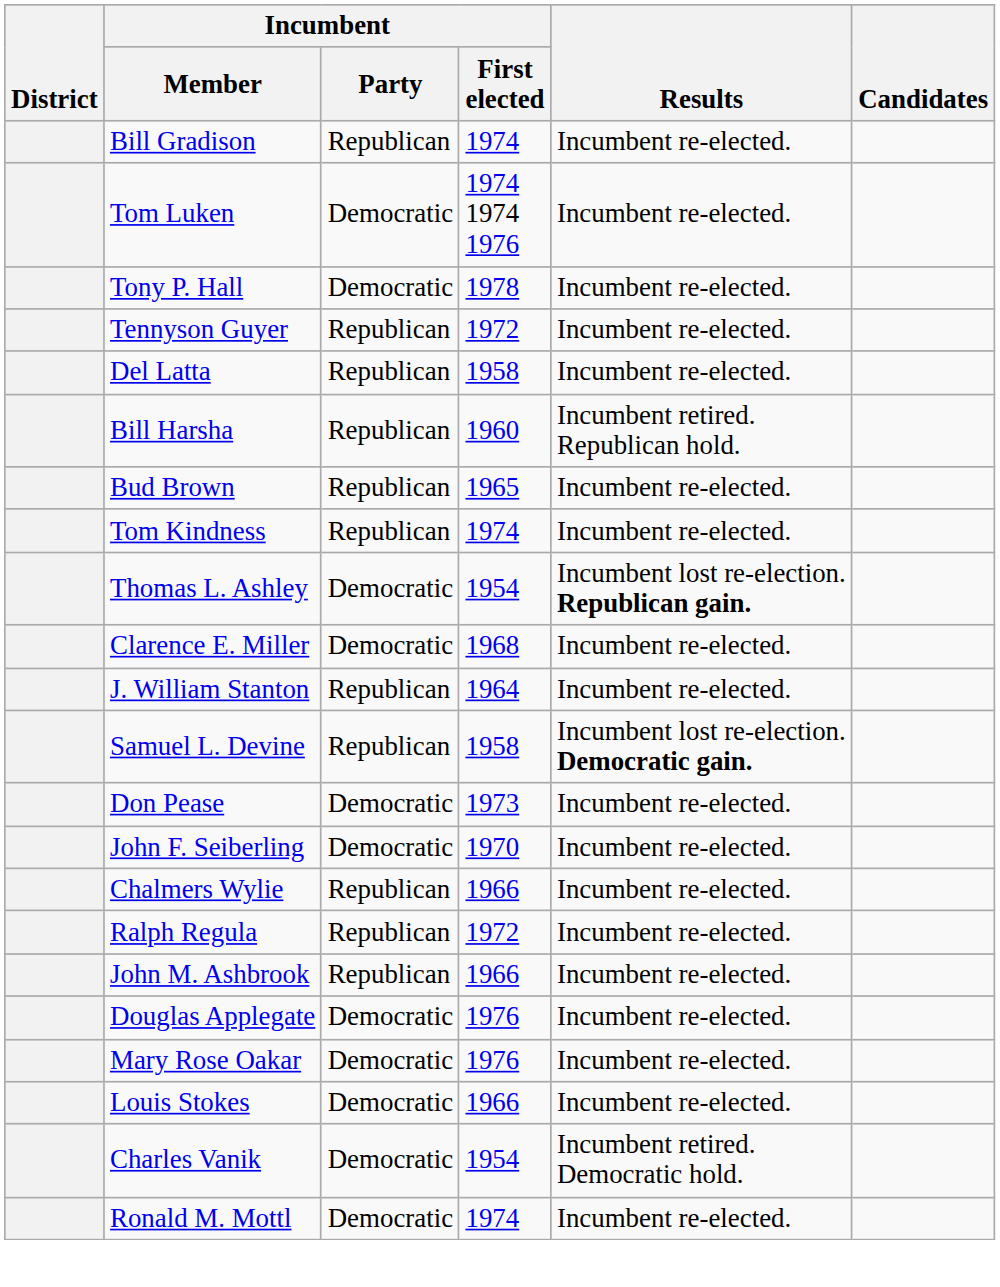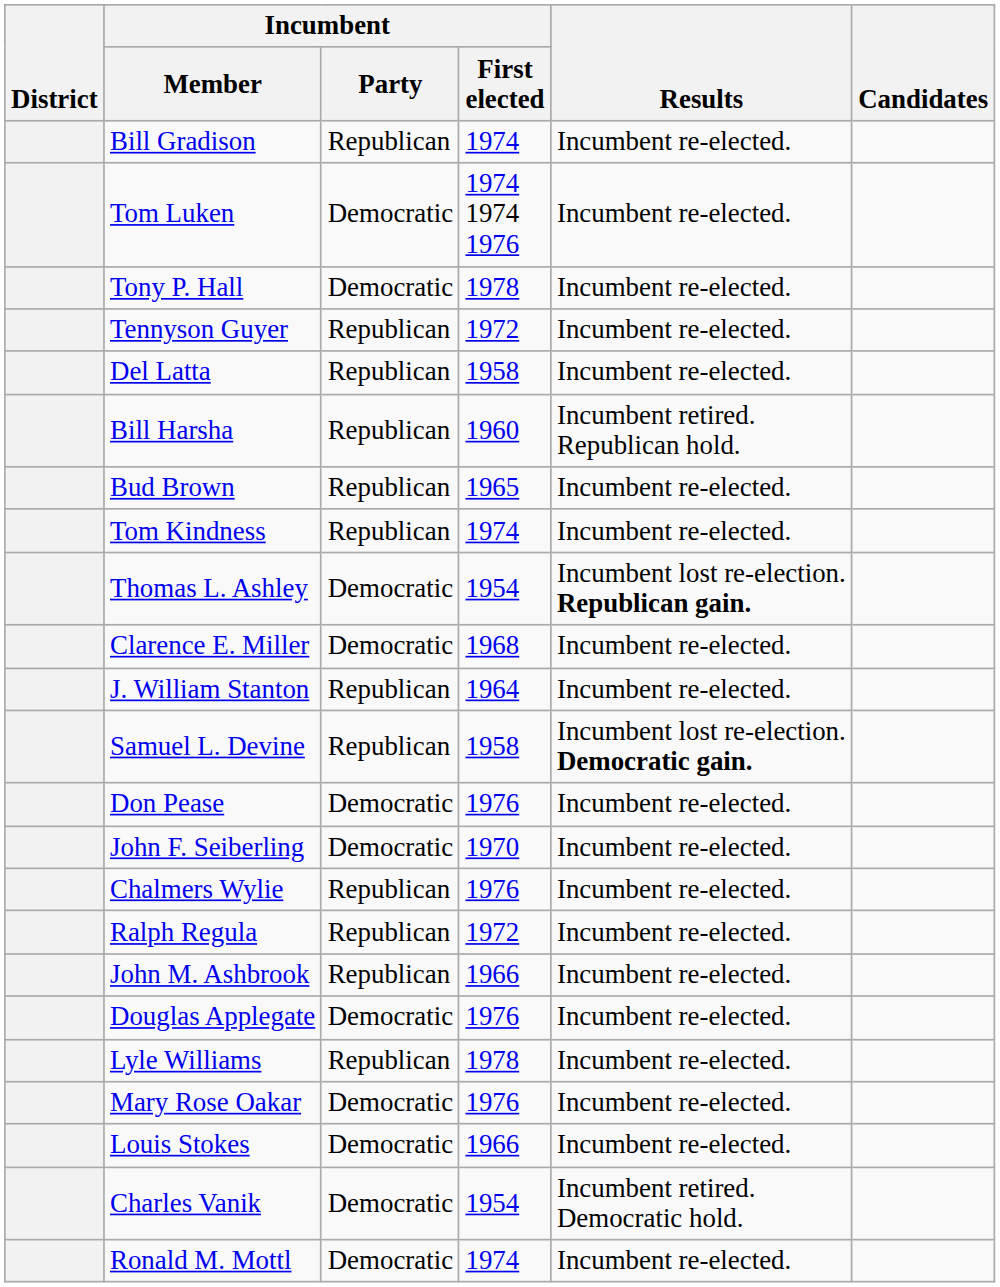(492, 804) 1973 -> (492, 804) 1976
(492, 889) 1966 -> (492, 889) 1976
+ row: (186, 1059)
